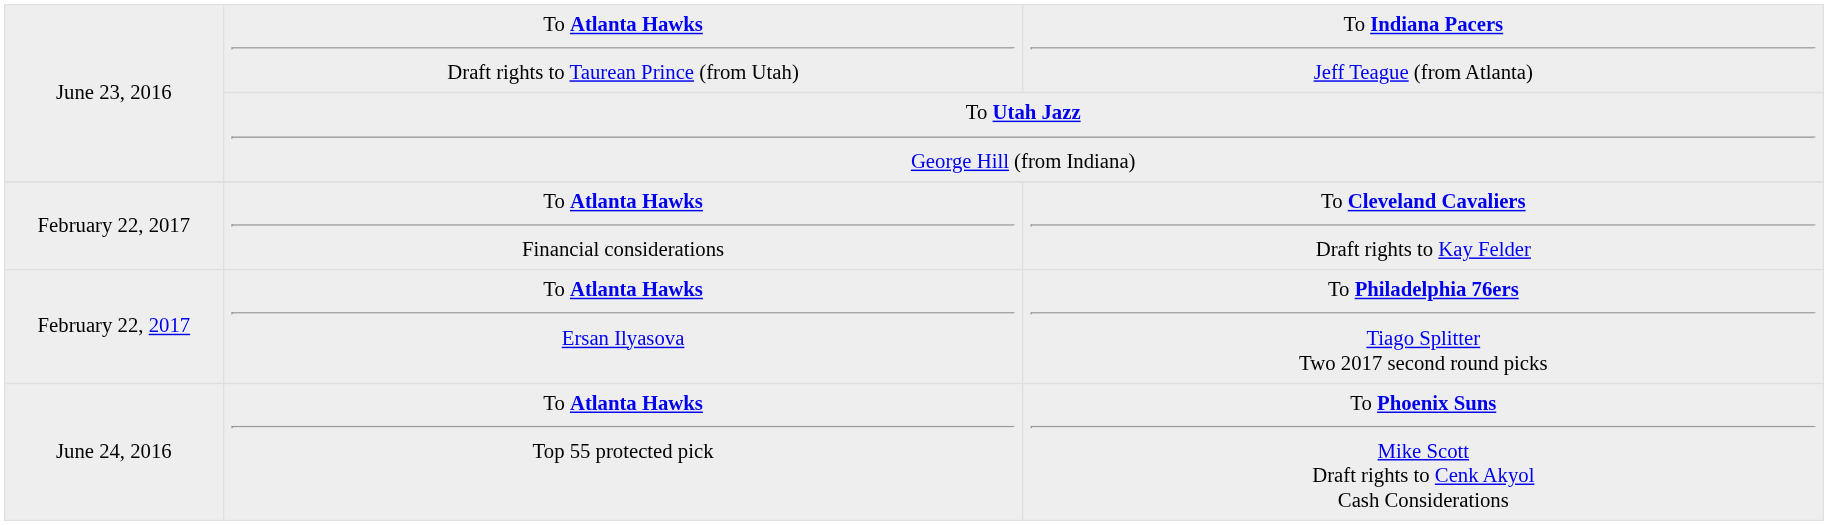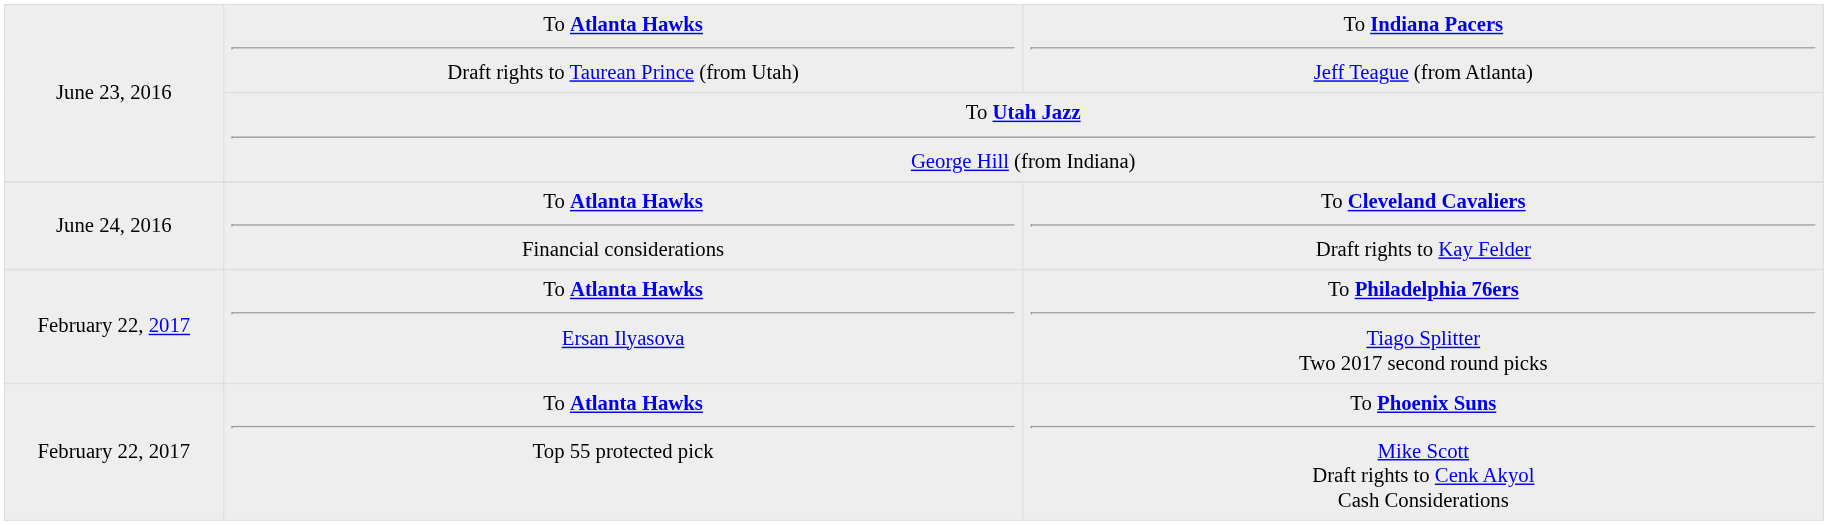(114, 225) February 22, 2017 -> (114, 225) June 24, 2016
(114, 451) June 24, 2016 -> (114, 451) February 22, 2017
